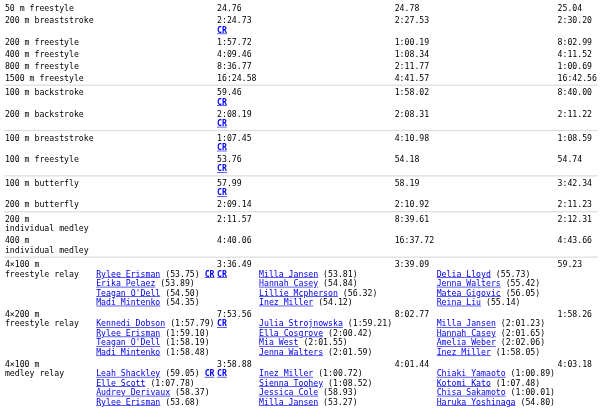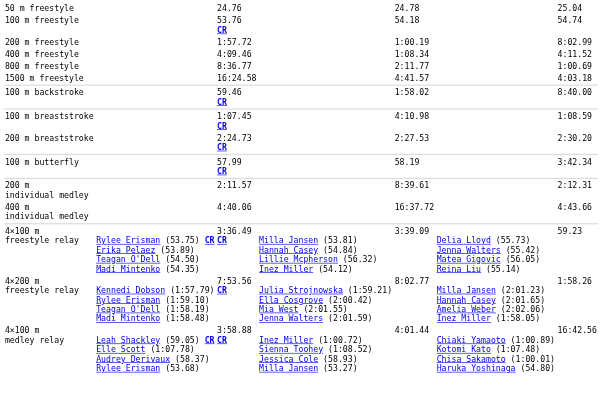rows swapped: (42, 159) <-> (49, 21)
(577, 78) 16:42.56 -> (575, 78) 4:03.18
- row: (44, 114)
- row: (42, 205)
(575, 364) 4:03.18 -> (577, 331) 16:42.56
